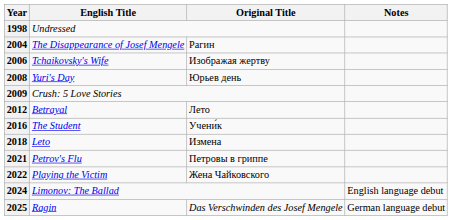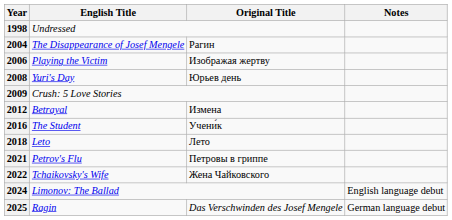(70, 61) Tchaikovsky's Wife -> (70, 61) Playing the Victim
(199, 110) Лето -> (205, 110) Измена
(205, 142) Измена -> (199, 142) Лето
(70, 175) Playing the Victim -> (70, 175) Tchaikovsky's Wife
